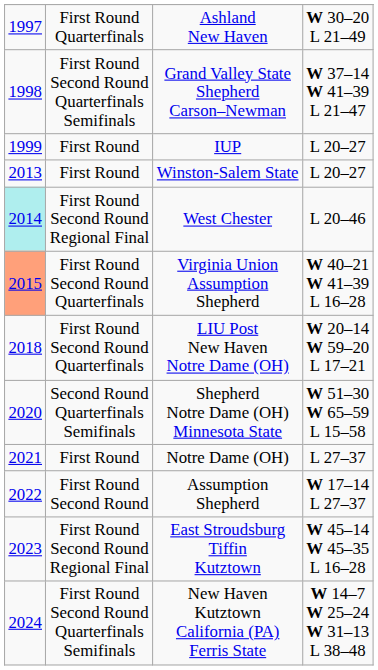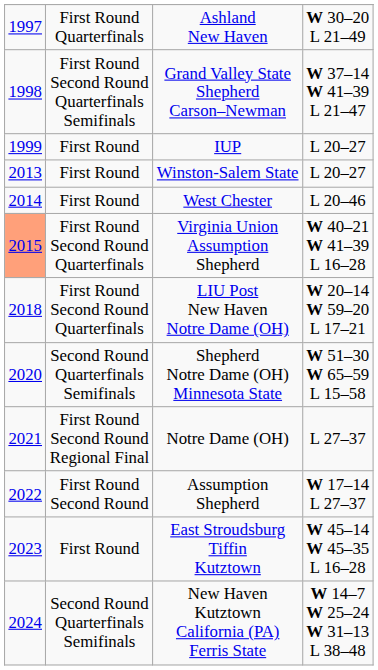(25, 218) paleturquoise background -> (25, 199) no background
(99, 218) First Round Second Round Regional Final -> (99, 199) First Round
(99, 457) First Round -> (99, 438) First Round Second Round Regional Final
(99, 548) First Round Second Round Regional Final -> (99, 548) First Round
(99, 622) First Round Second Round Quarterfinals Semifinals -> (99, 622) Second Round Quarterfinals Semifinals
